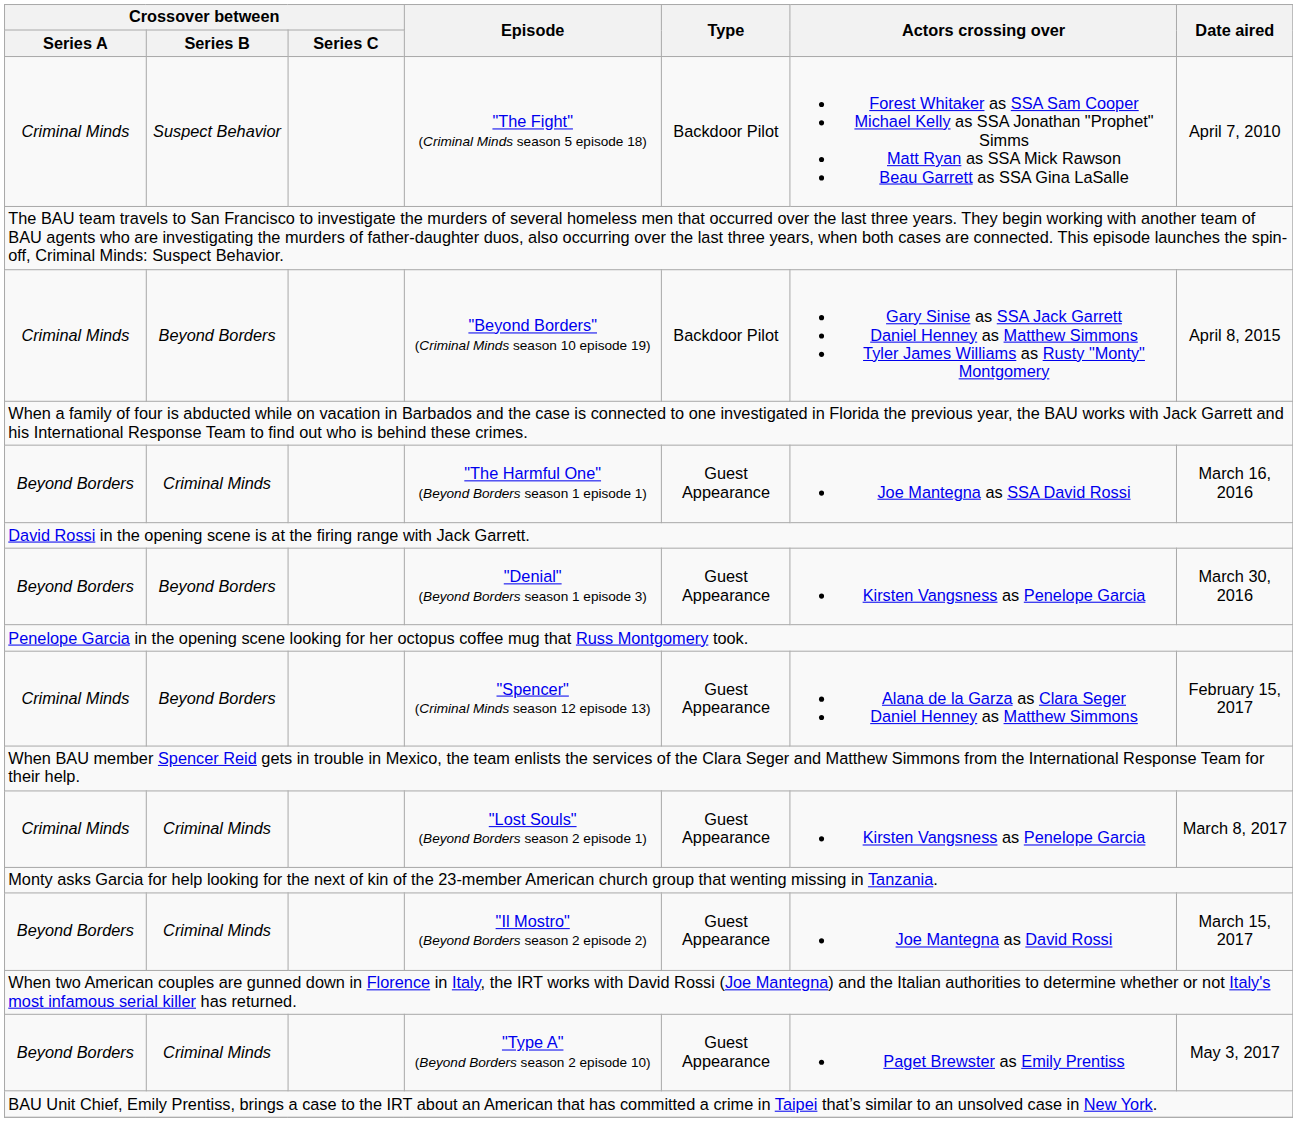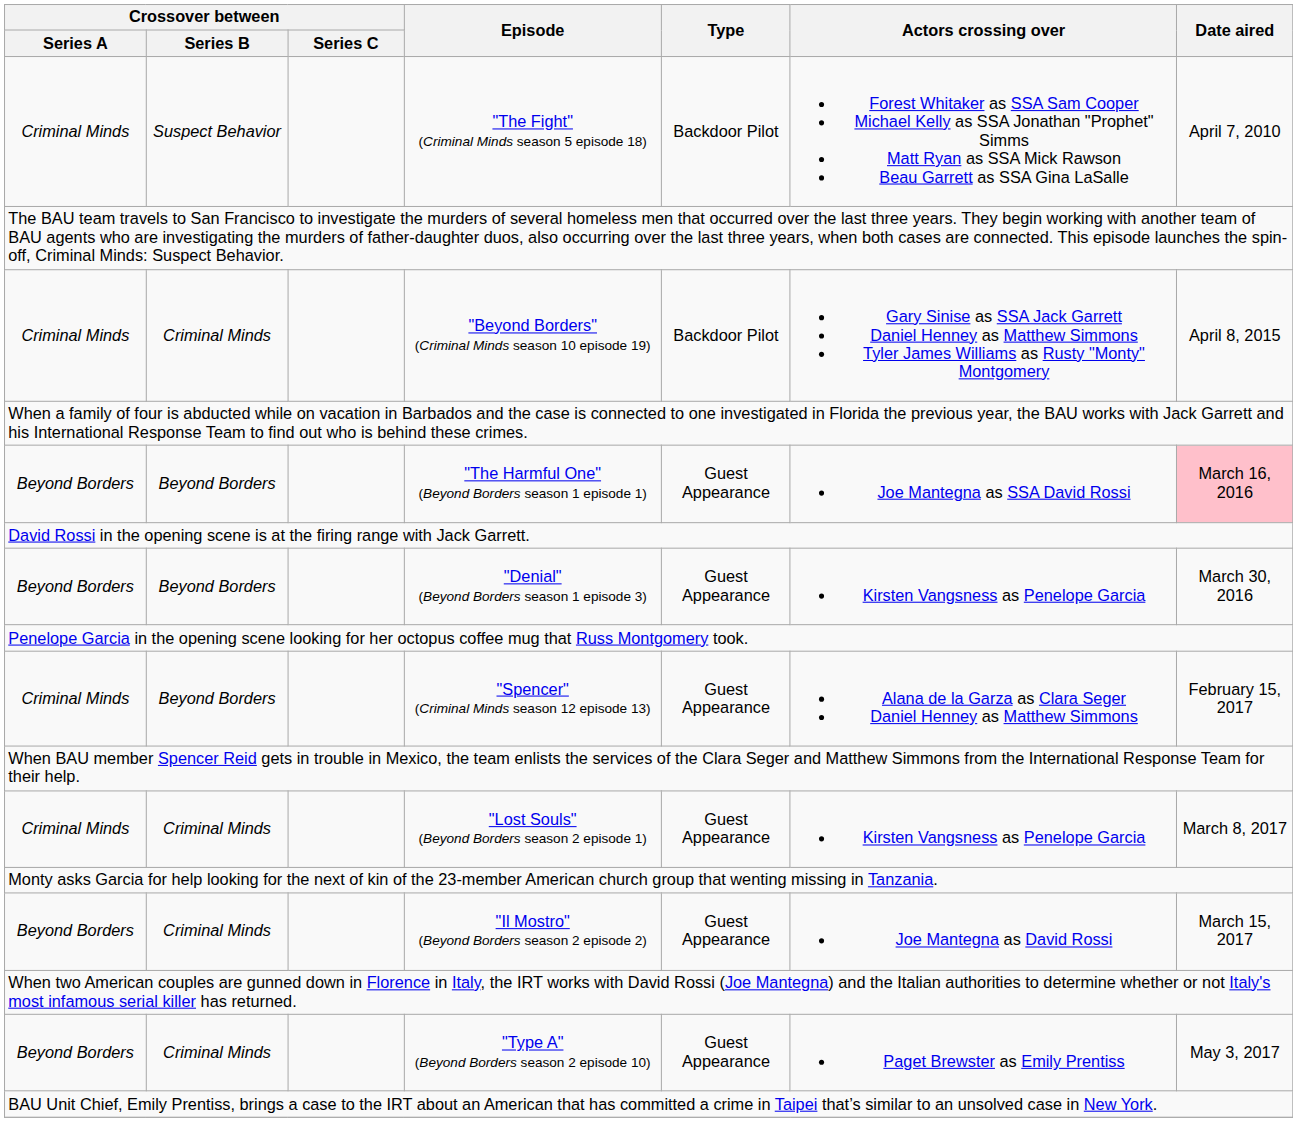(217, 335) Beyond Borders -> (217, 335) Criminal Minds
(217, 483) Criminal Minds -> (217, 483) Beyond Borders
(1235, 483) no background -> (1235, 483) pink background
